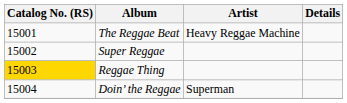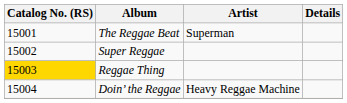(243, 32) Heavy Reggae Machine -> (210, 32) Superman
(210, 88) Superman -> (243, 88) Heavy Reggae Machine
